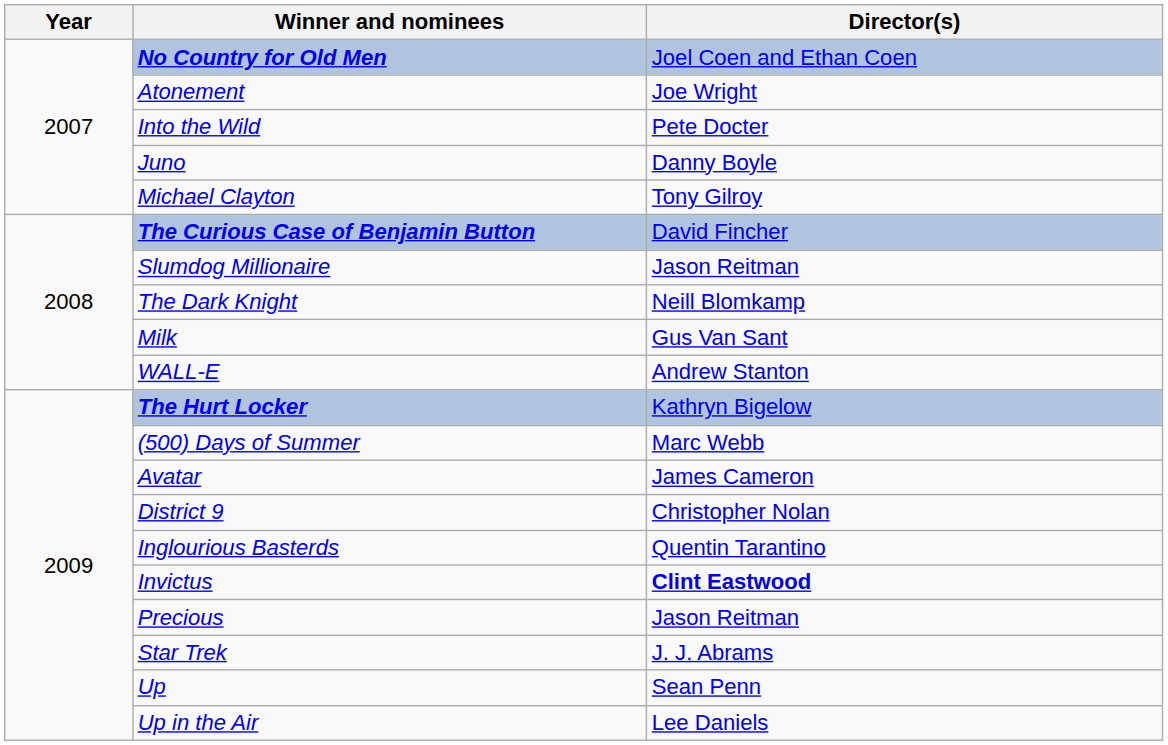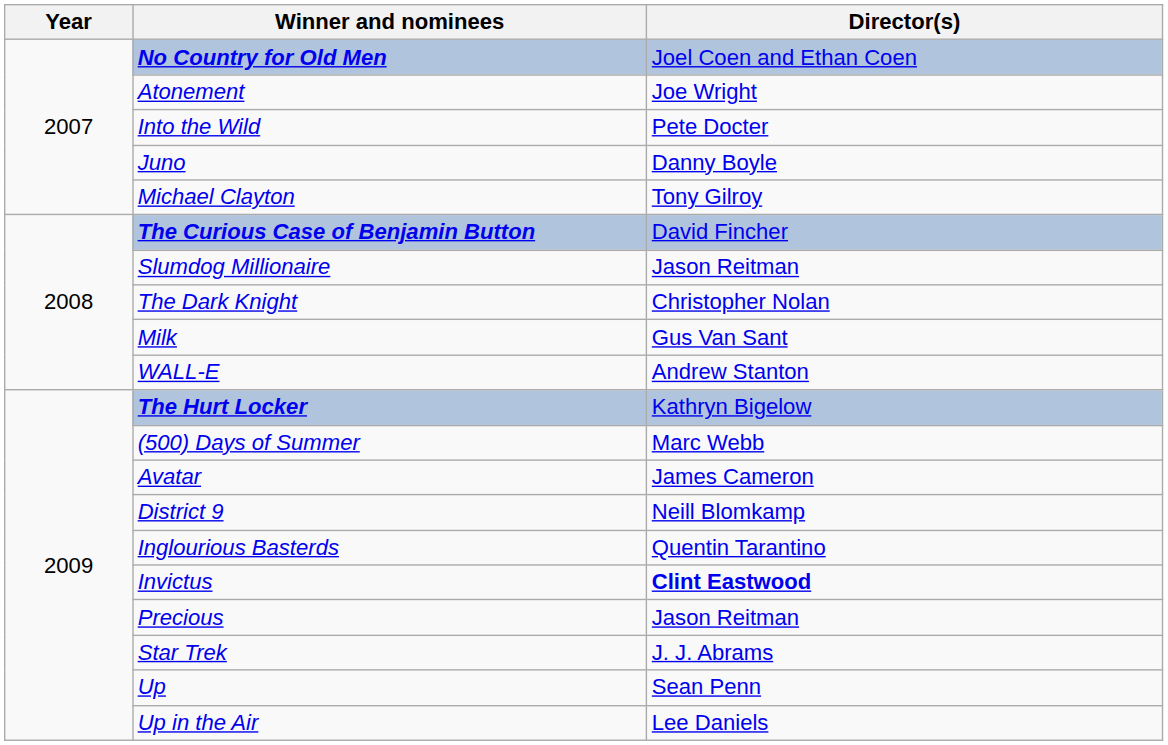(728, 302) Neill Blomkamp -> (741, 302) Christopher Nolan
(741, 512) Christopher Nolan -> (728, 512) Neill Blomkamp
